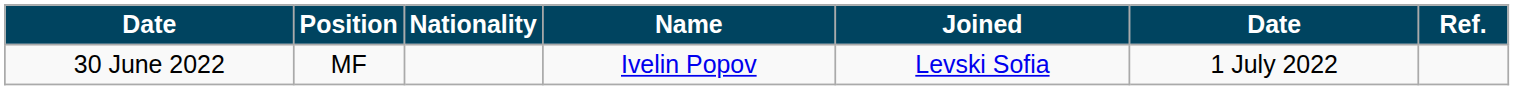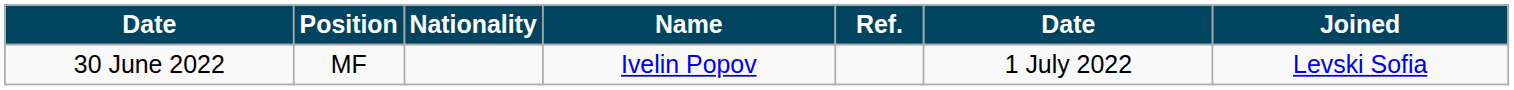columns swapped: (982, 25) <-> (1463, 25)
